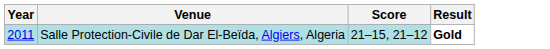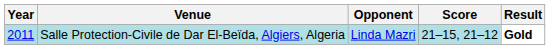+ column: (383, 15)
